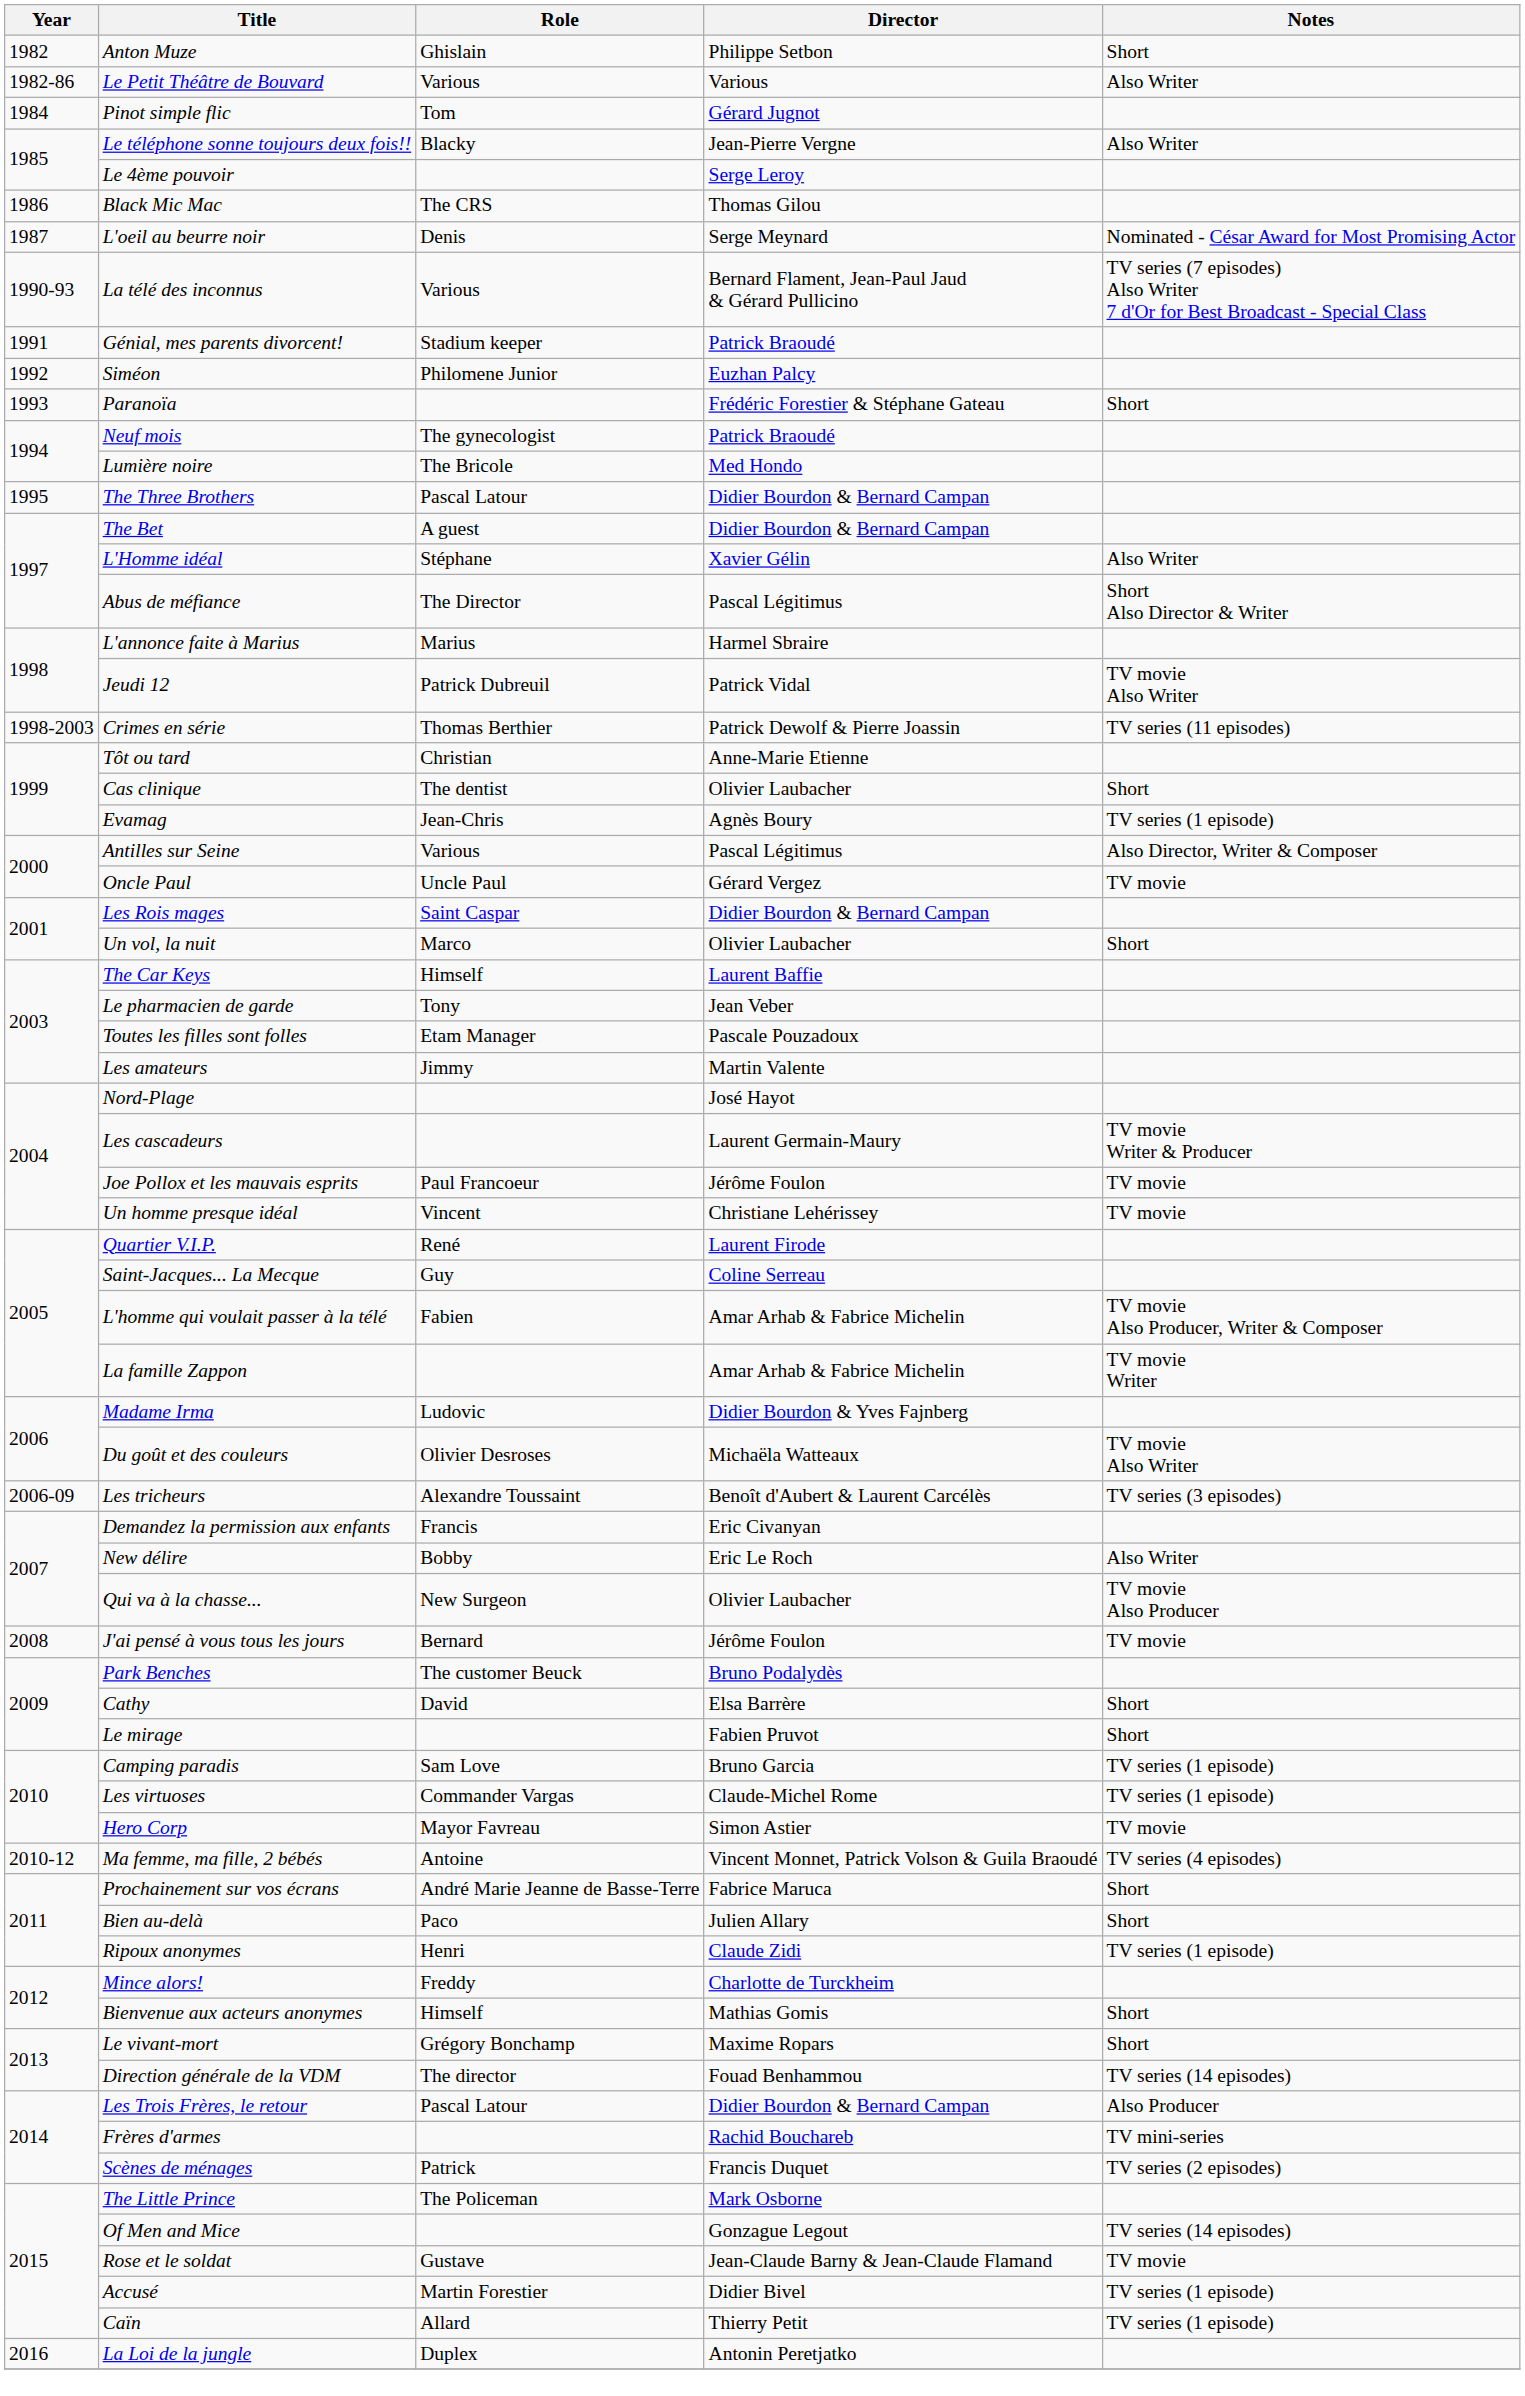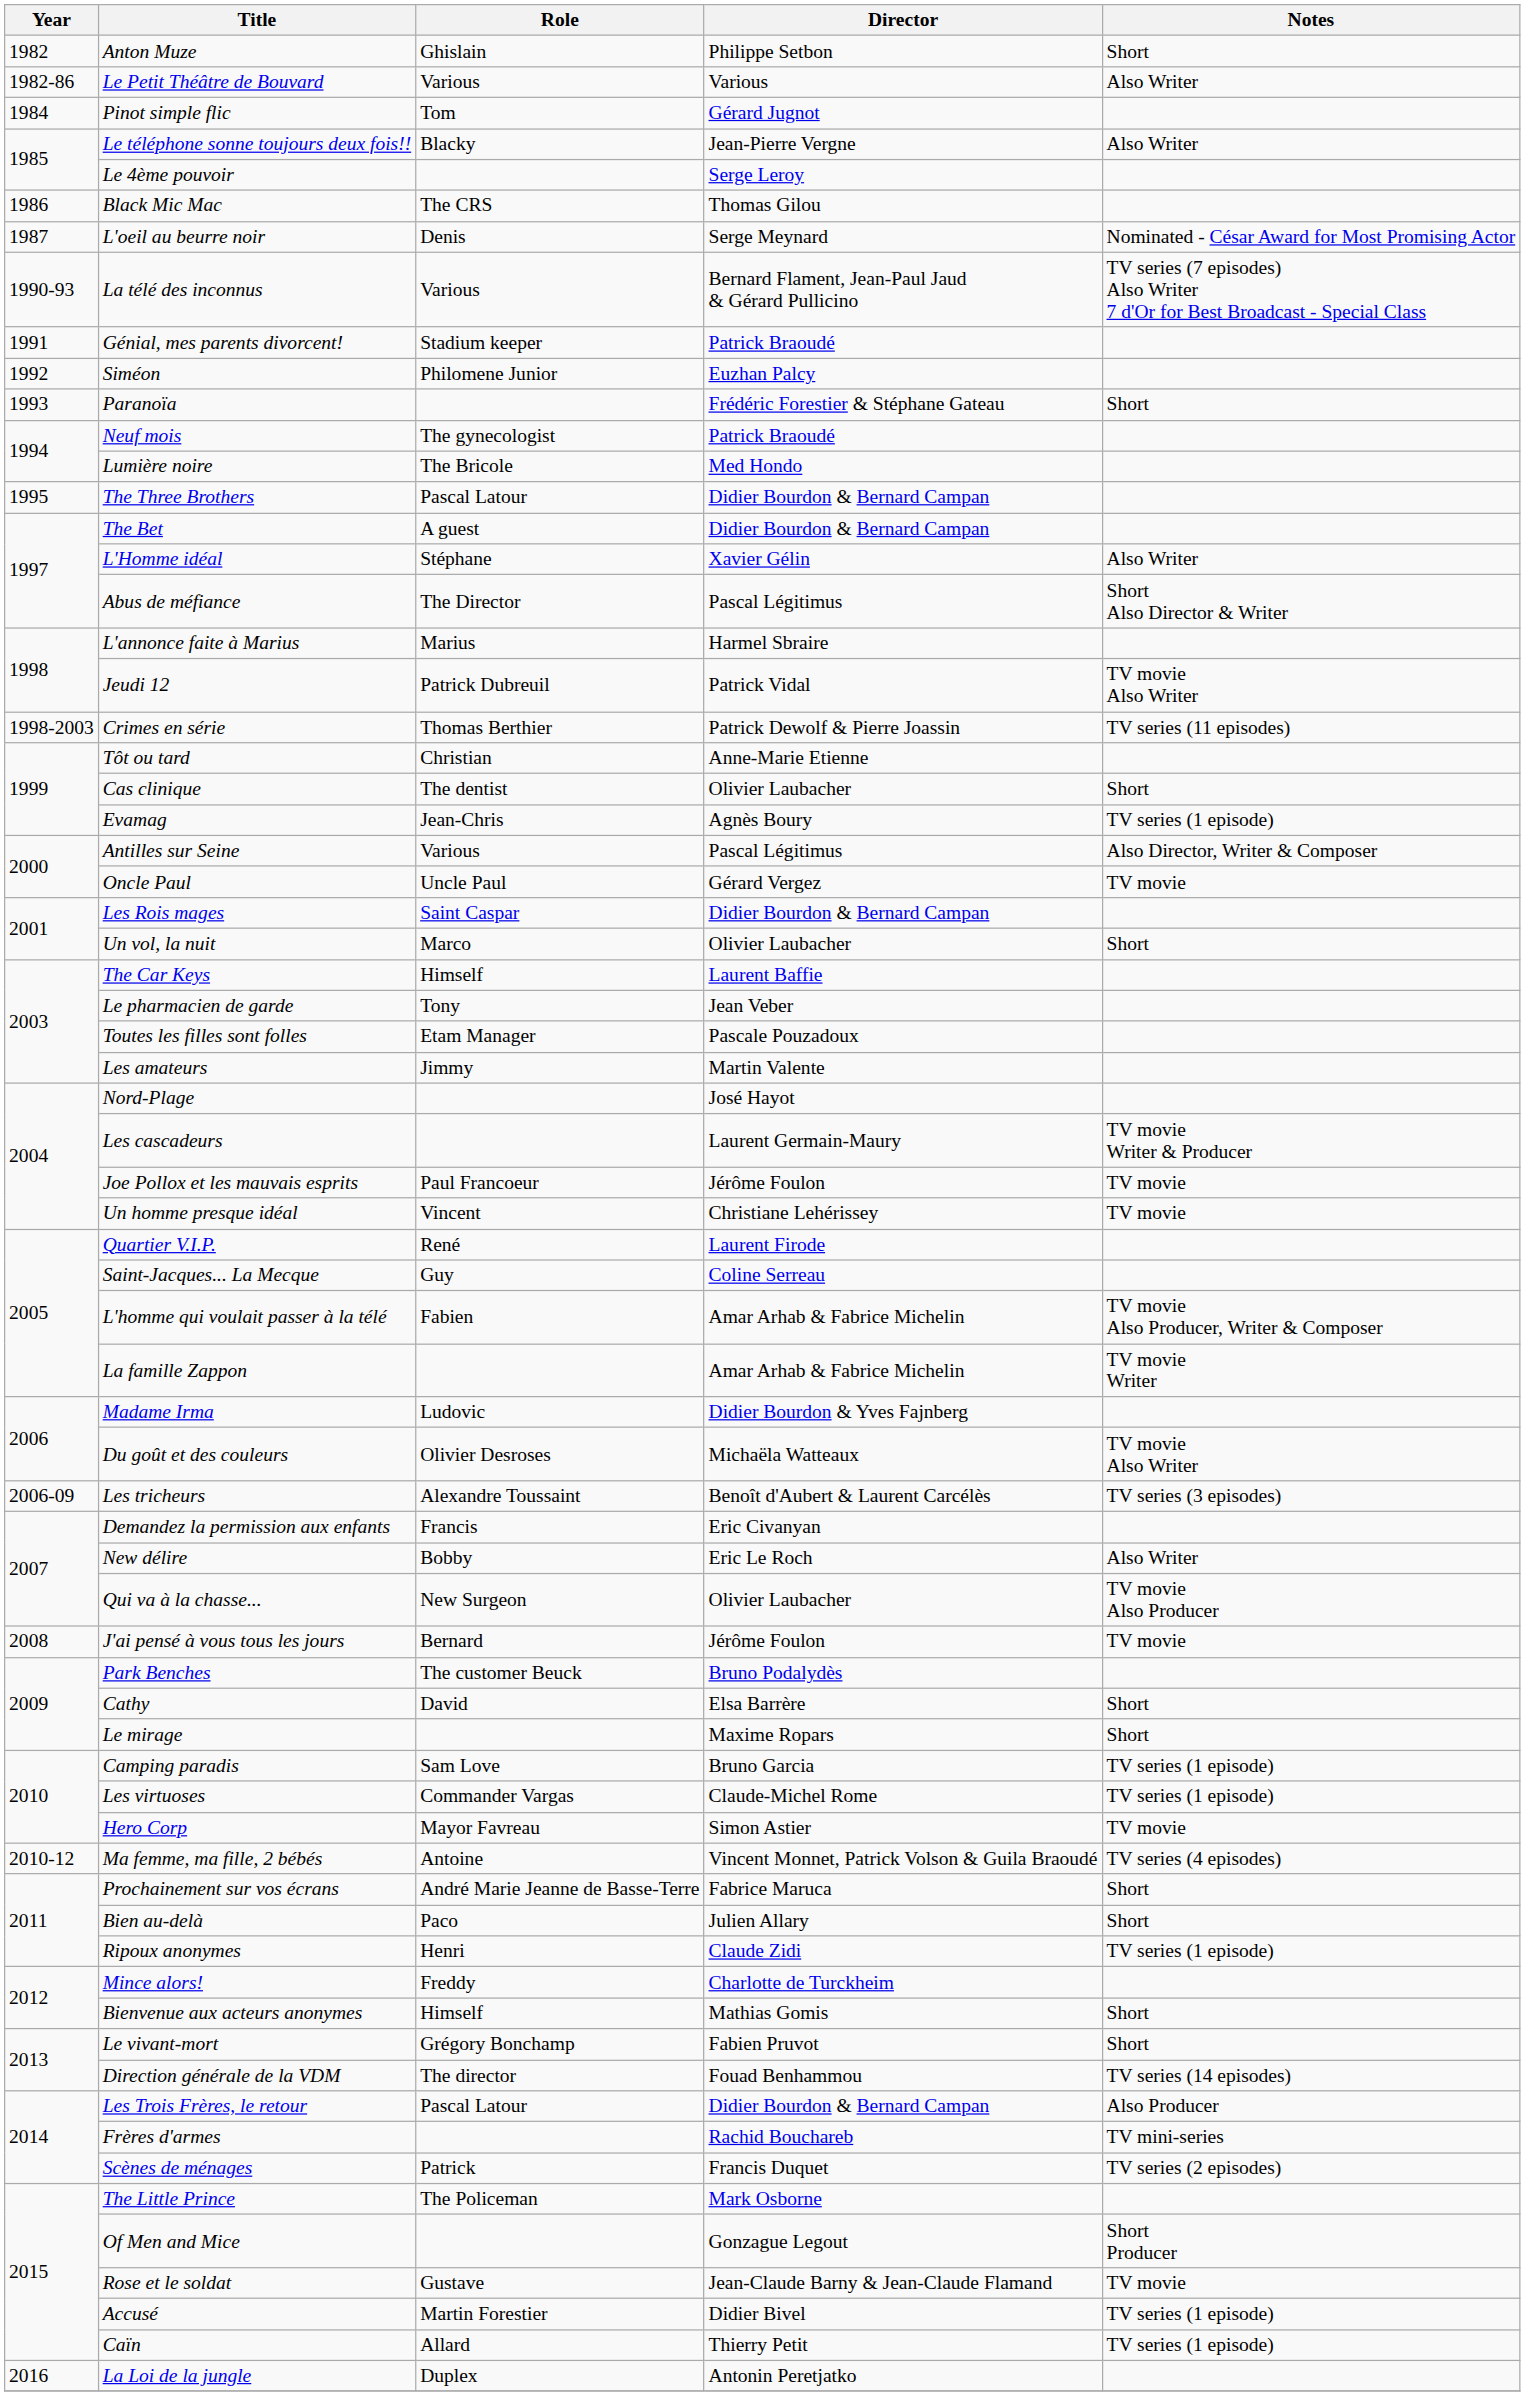(764, 1734) Fabien Pruvot -> (771, 1734) Maxime Ropars
(771, 2044) Maxime Ropars -> (764, 2044) Fabien Pruvot
(1199, 2229) TV series (14 episodes) -> (1142, 2240) Short Producer
